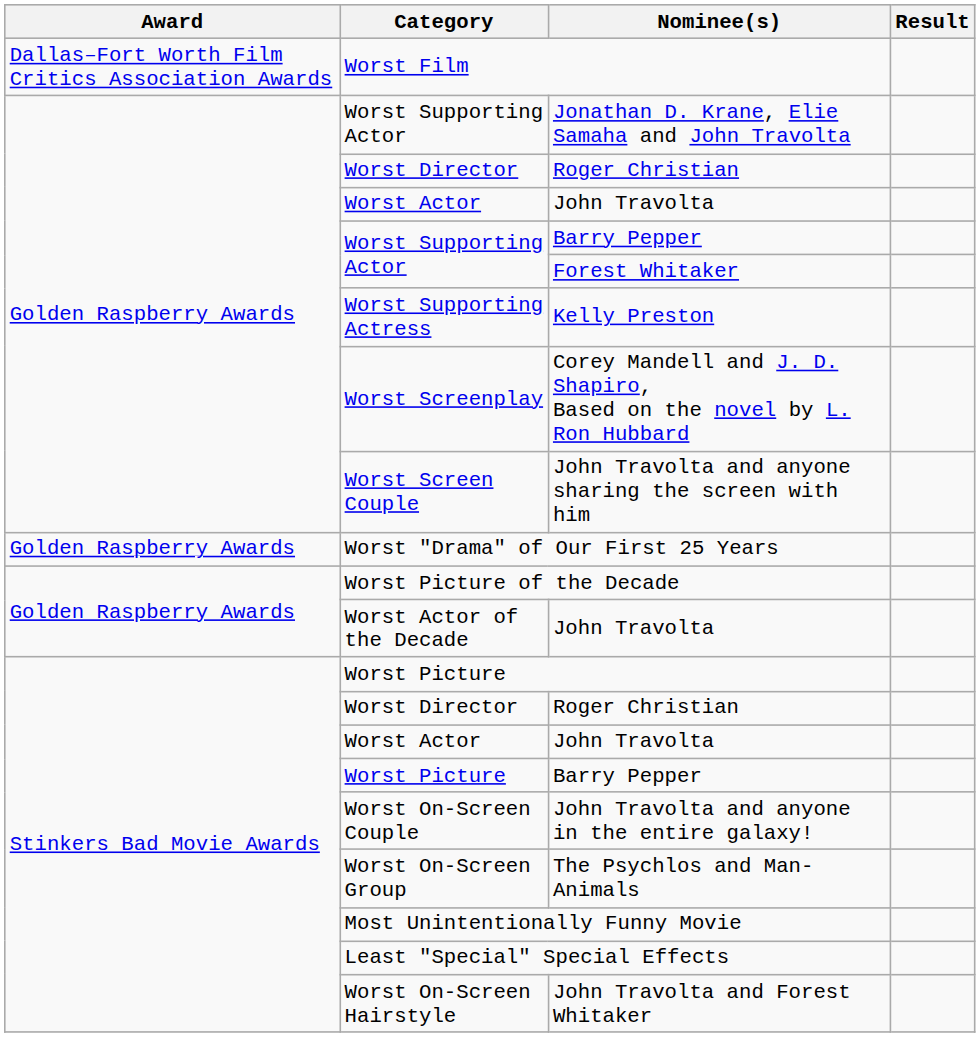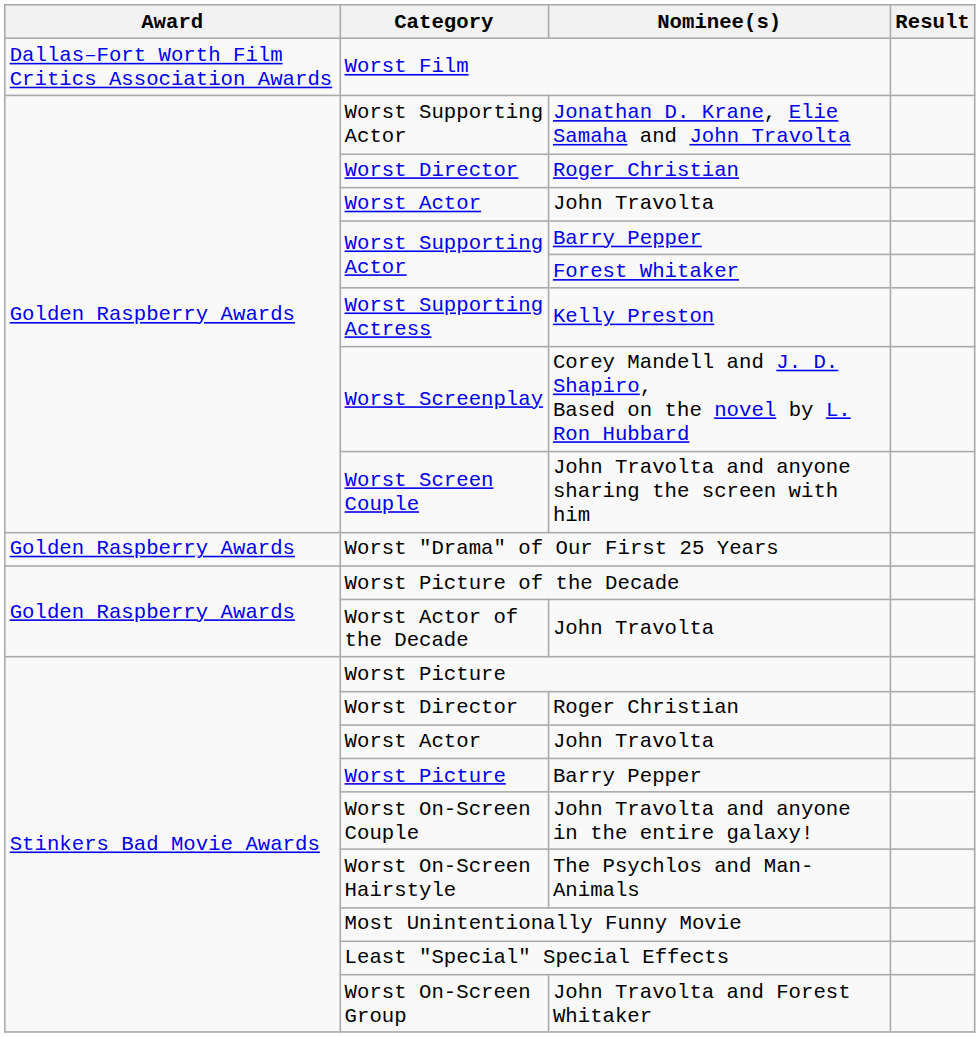(438, 878) Worst On-Screen Group -> (438, 878) Worst On-Screen Hairstyle
(438, 1003) Worst On-Screen Hairstyle -> (438, 1003) Worst On-Screen Group
